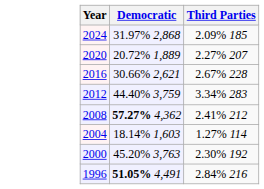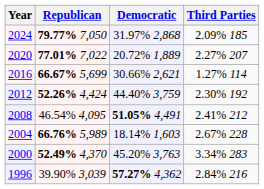+ column: (72, 15)
(221, 74) 2.67% 228 -> (221, 74) 1.27% 114
(221, 94) 3.34% 283 -> (221, 94) 2.30% 192
(147, 114) 57.27% 4,362 -> (147, 114) 51.05% 4,491
(221, 134) 1.27% 114 -> (221, 134) 2.67% 228
(221, 153) 2.30% 192 -> (221, 153) 3.34% 283
(147, 173) 51.05% 4,491 -> (147, 173) 57.27% 4,362
